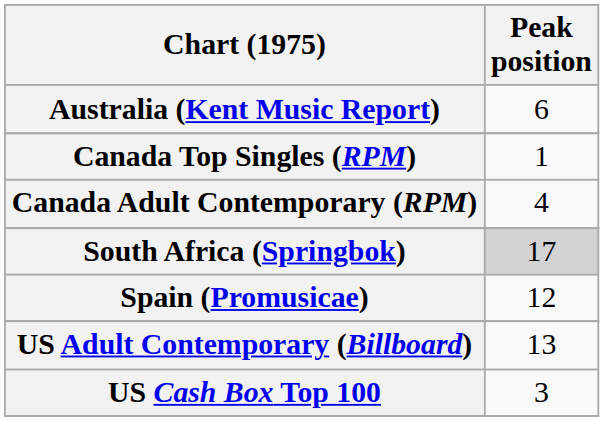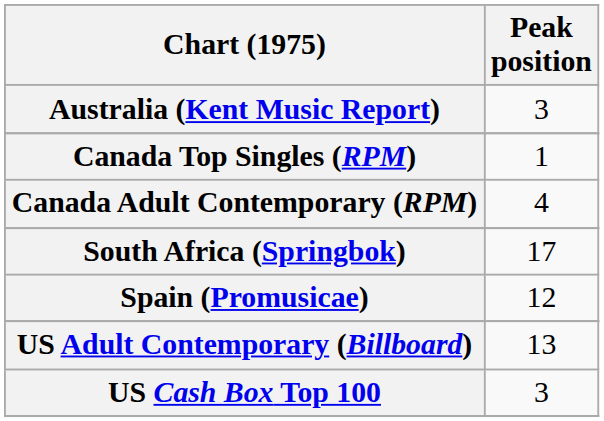(541, 108) 6 -> (541, 108) 3
(541, 250) lightgrey background -> (541, 250) no background
